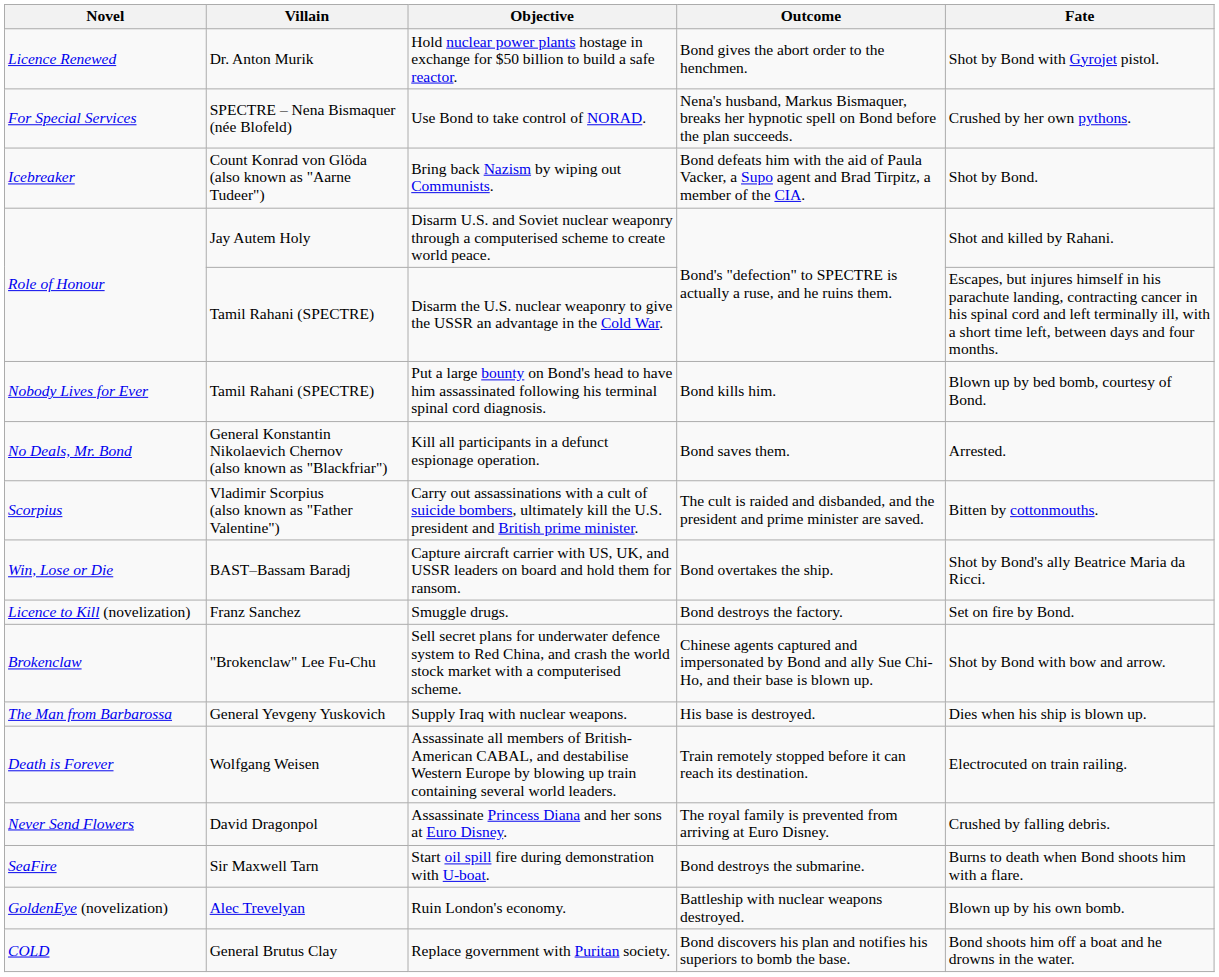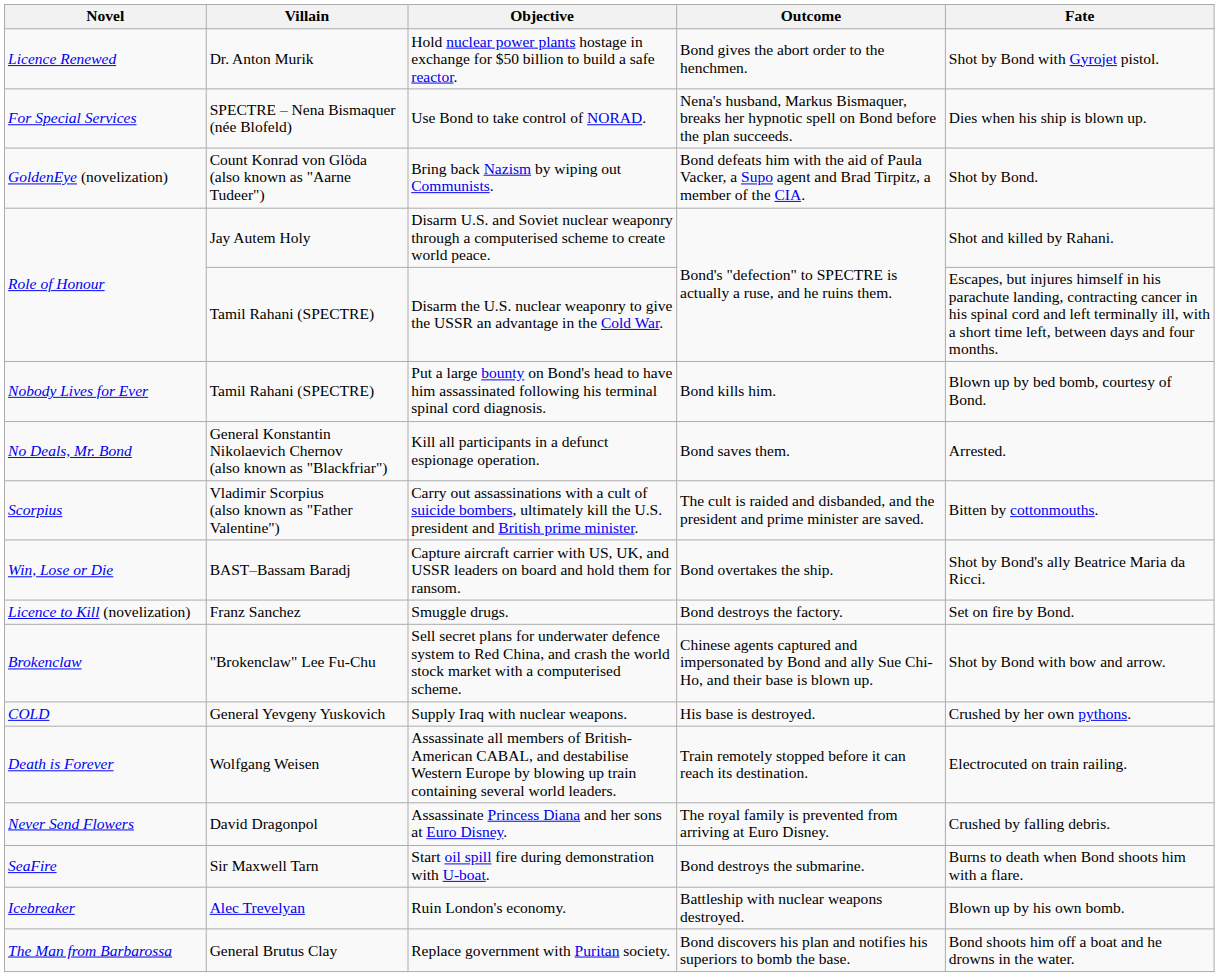(1040, 118) Crushed by her own pythons. -> (1048, 118) Dies when his ship is blown up.
(41, 177) Icebreaker -> (88, 177) GoldenEye (novelization)
(90, 713) The Man from Barbarossa -> (29, 713) COLD
(1048, 713) Dies when his ship is blown up. -> (1040, 713) Crushed by her own pythons.
(88, 908) GoldenEye (novelization) -> (41, 908) Icebreaker
(29, 950) COLD -> (90, 950) The Man from Barbarossa
